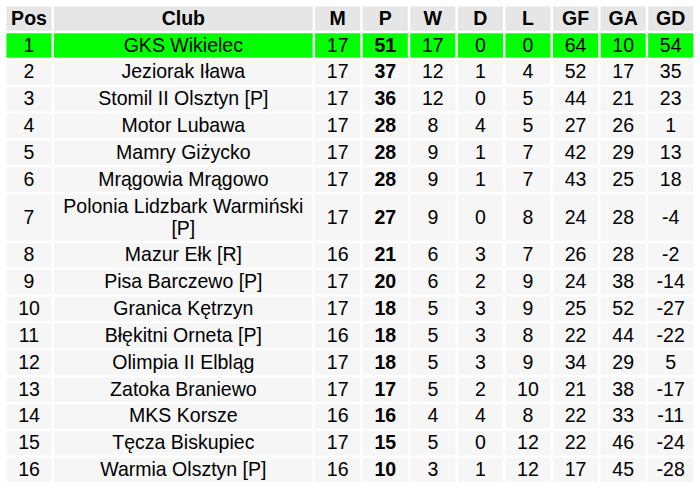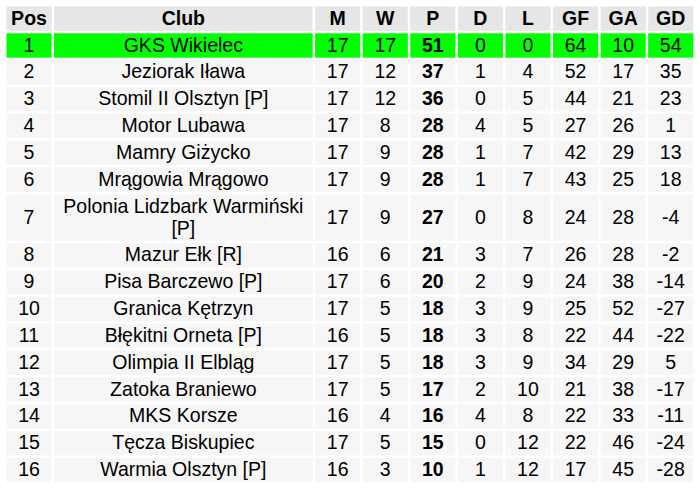columns swapped: (385, 18) <-> (433, 18)
